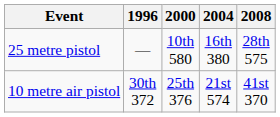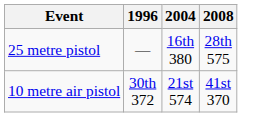- column: (180, 16)
